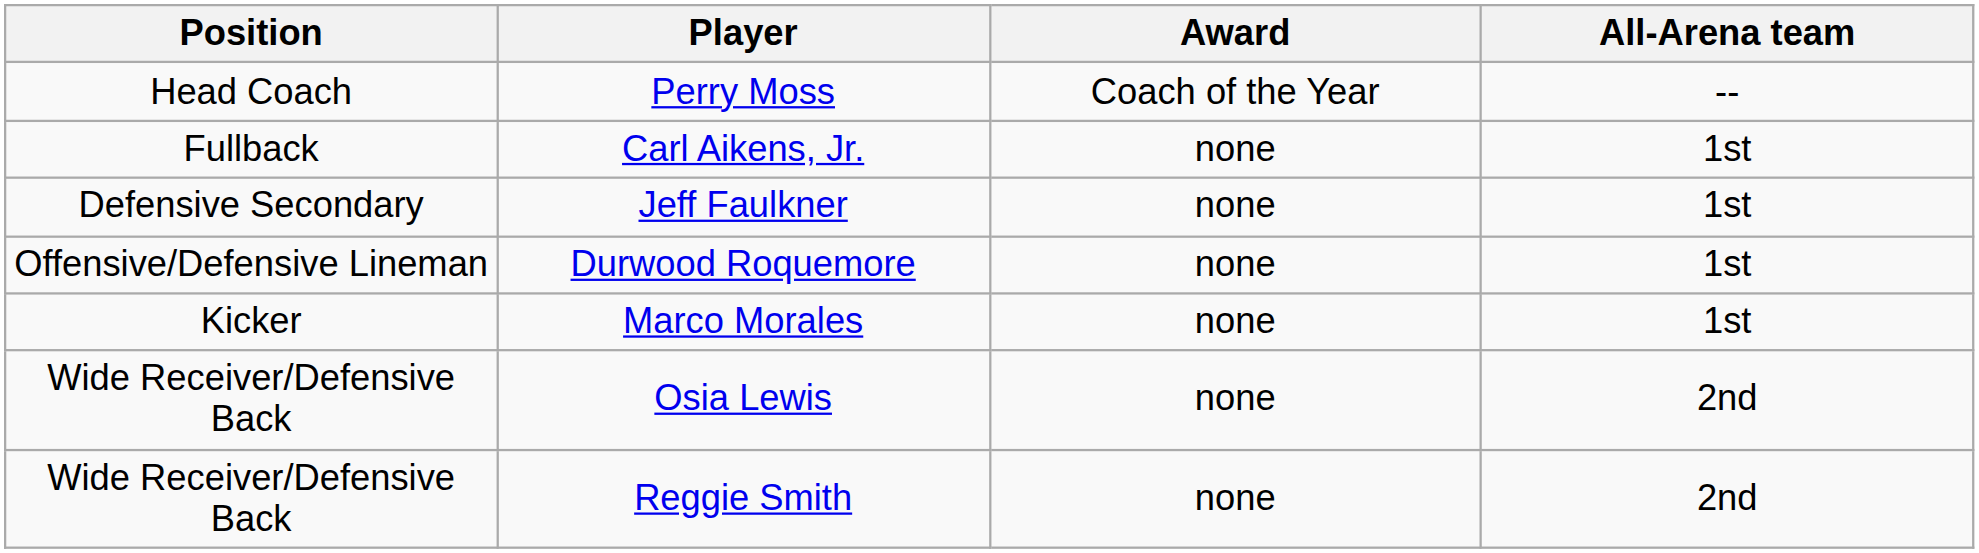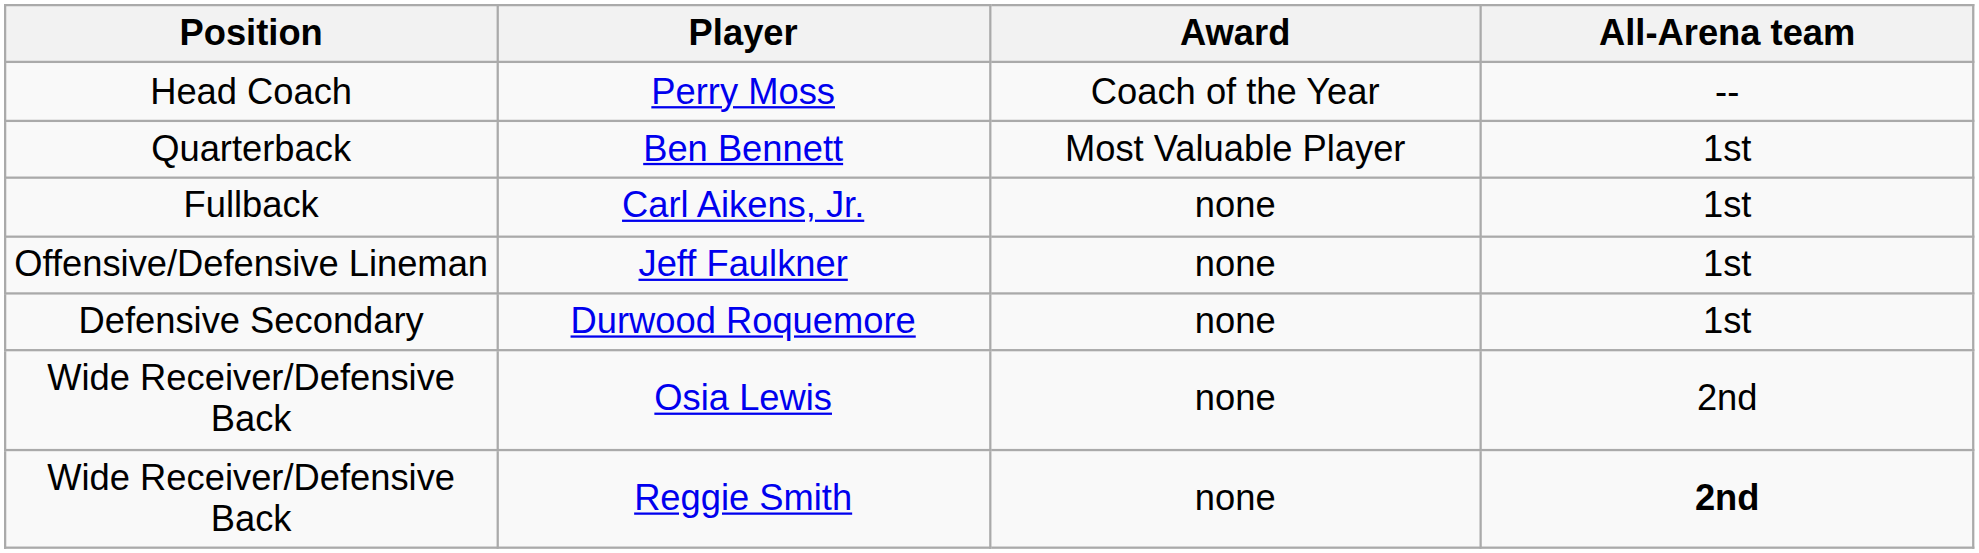+ row: (743, 148)
(251, 206) Defensive Secondary -> (251, 263) Offensive/Defensive Lineman
(251, 263) Offensive/Defensive Lineman -> (251, 321) Defensive Secondary
- row: (743, 321)
(1727, 497) normal -> (1727, 497) bold
